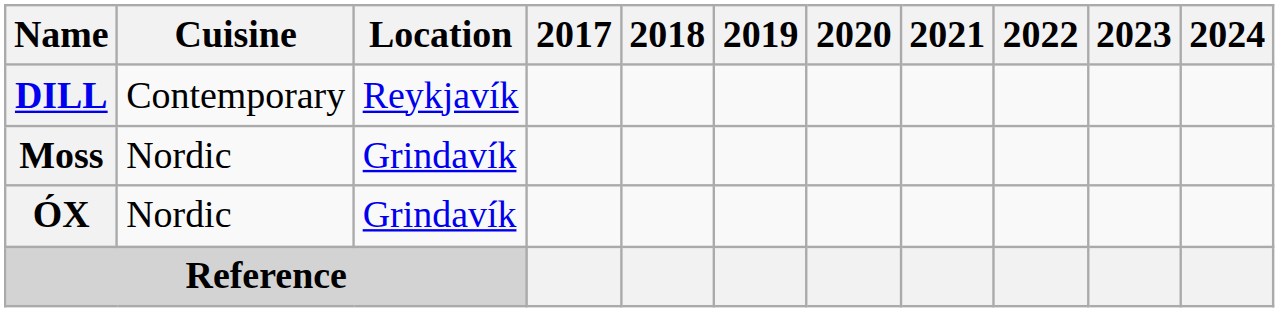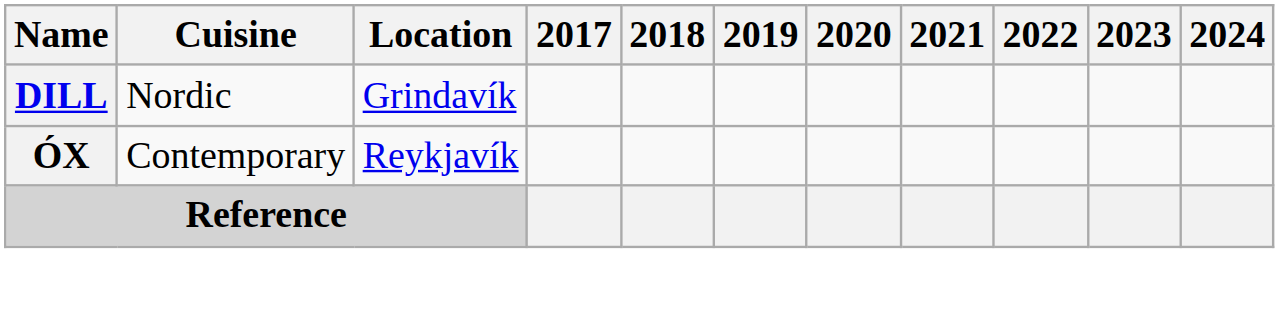(236, 94) Contemporary -> (179, 94) Nordic
(441, 94) Reykjavík -> (440, 94) Grindavík
- row: (61, 154)
(179, 214) Nordic -> (236, 154) Contemporary
(440, 214) Grindavík -> (441, 154) Reykjavík
